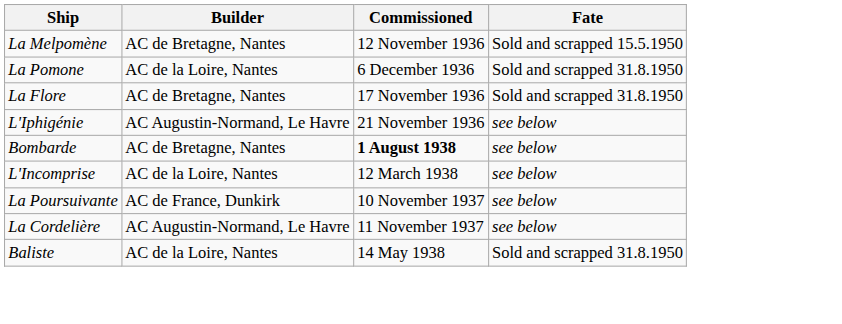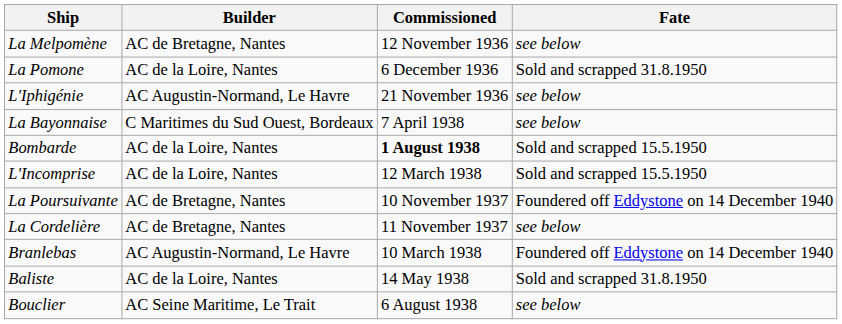(587, 43) Sold and scrapped 15.5.1950 -> (548, 43) see below
- row: (37, 95)
+ row: (58, 122)
(205, 148) AC de Bretagne, Nantes -> (202, 148) AC de la Loire, Nantes
(524, 148) see below -> (611, 148) Sold and scrapped 15.5.1950
(524, 174) see below -> (611, 174) Sold and scrapped 15.5.1950
(203, 200) AC de France, Dunkirk -> (205, 200) AC de Bretagne, Nantes
(524, 200) see below -> (675, 200) Foundered off Eddystone on 14 December 1940
(237, 226) AC Augustin-Normand, Le Havre -> (205, 226) AC de Bretagne, Nantes
+ row: (42, 252)
+ row: (37, 305)
